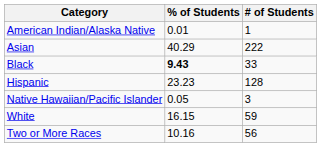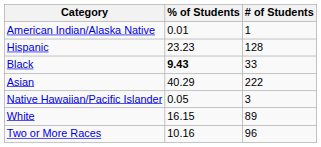rows swapped: (20, 47) <-> (28, 82)
(251, 116) 59 -> (251, 116) 89
(251, 133) 56 -> (251, 133) 96
